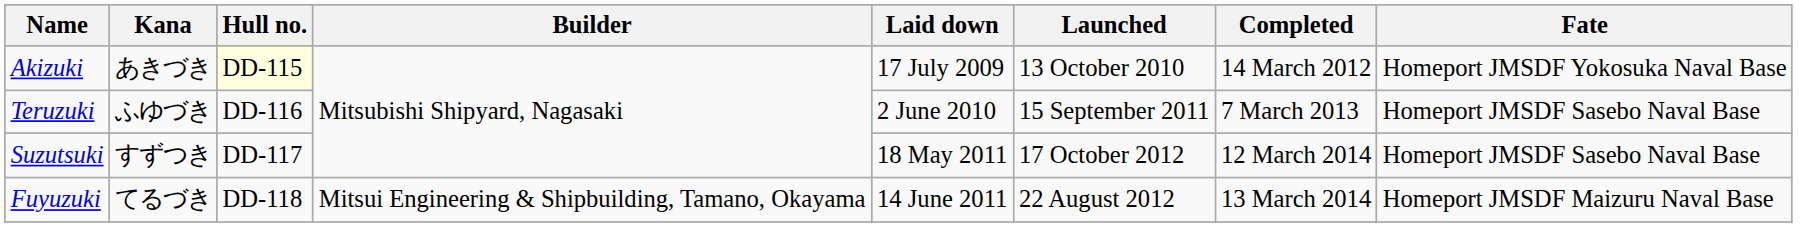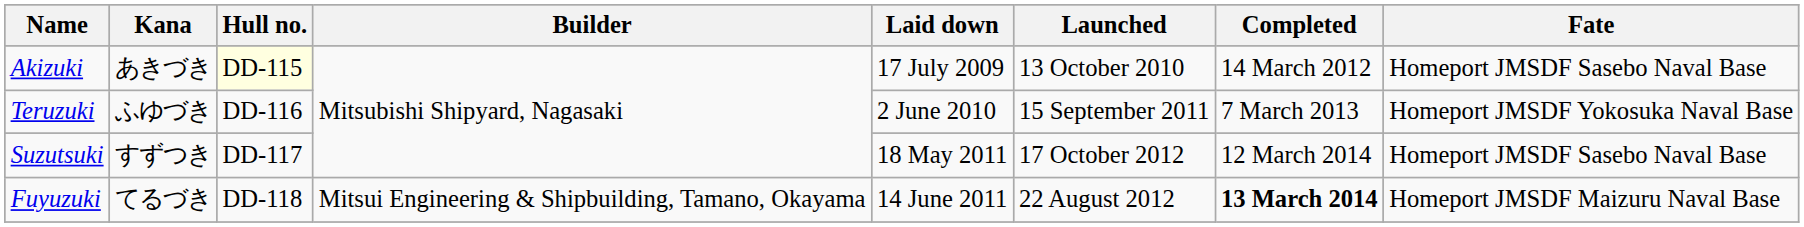(1585, 67) Homeport JMSDF Yokosuka Naval Base -> (1578, 67) Homeport JMSDF Sasebo Naval Base
(1571, 111) Homeport JMSDF Sasebo Naval Base -> (1591, 111) Homeport JMSDF Yokosuka Naval Base
(1296, 199) normal -> (1299, 199) bold
